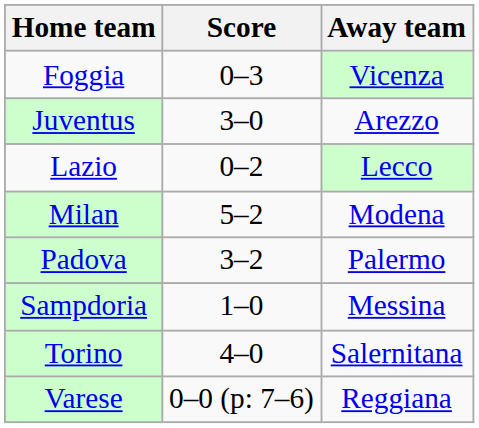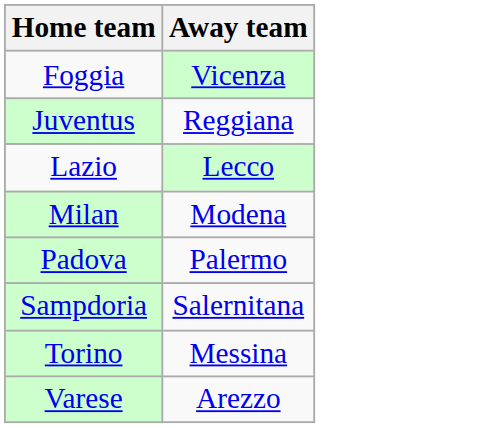- column: (241, 27)
(397, 120) Arezzo -> (238, 120) Reggiana
(397, 306) Messina -> (238, 306) Salernitana
(397, 352) Salernitana -> (238, 352) Messina
(397, 399) Reggiana -> (238, 399) Arezzo
